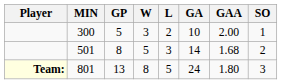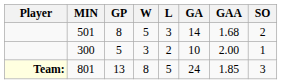rows swapped: (86, 50) <-> (86, 32)
(229, 69) 1.80 -> (229, 69) 1.85
